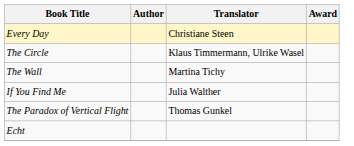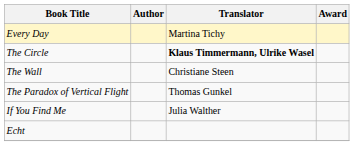(201, 33) Christiane Steen -> (197, 33) Martina Tichy
(236, 53) normal -> (241, 53) bold
(197, 72) Martina Tichy -> (201, 72) Christiane Steen
rows swapped: (36, 92) <-> (67, 111)
